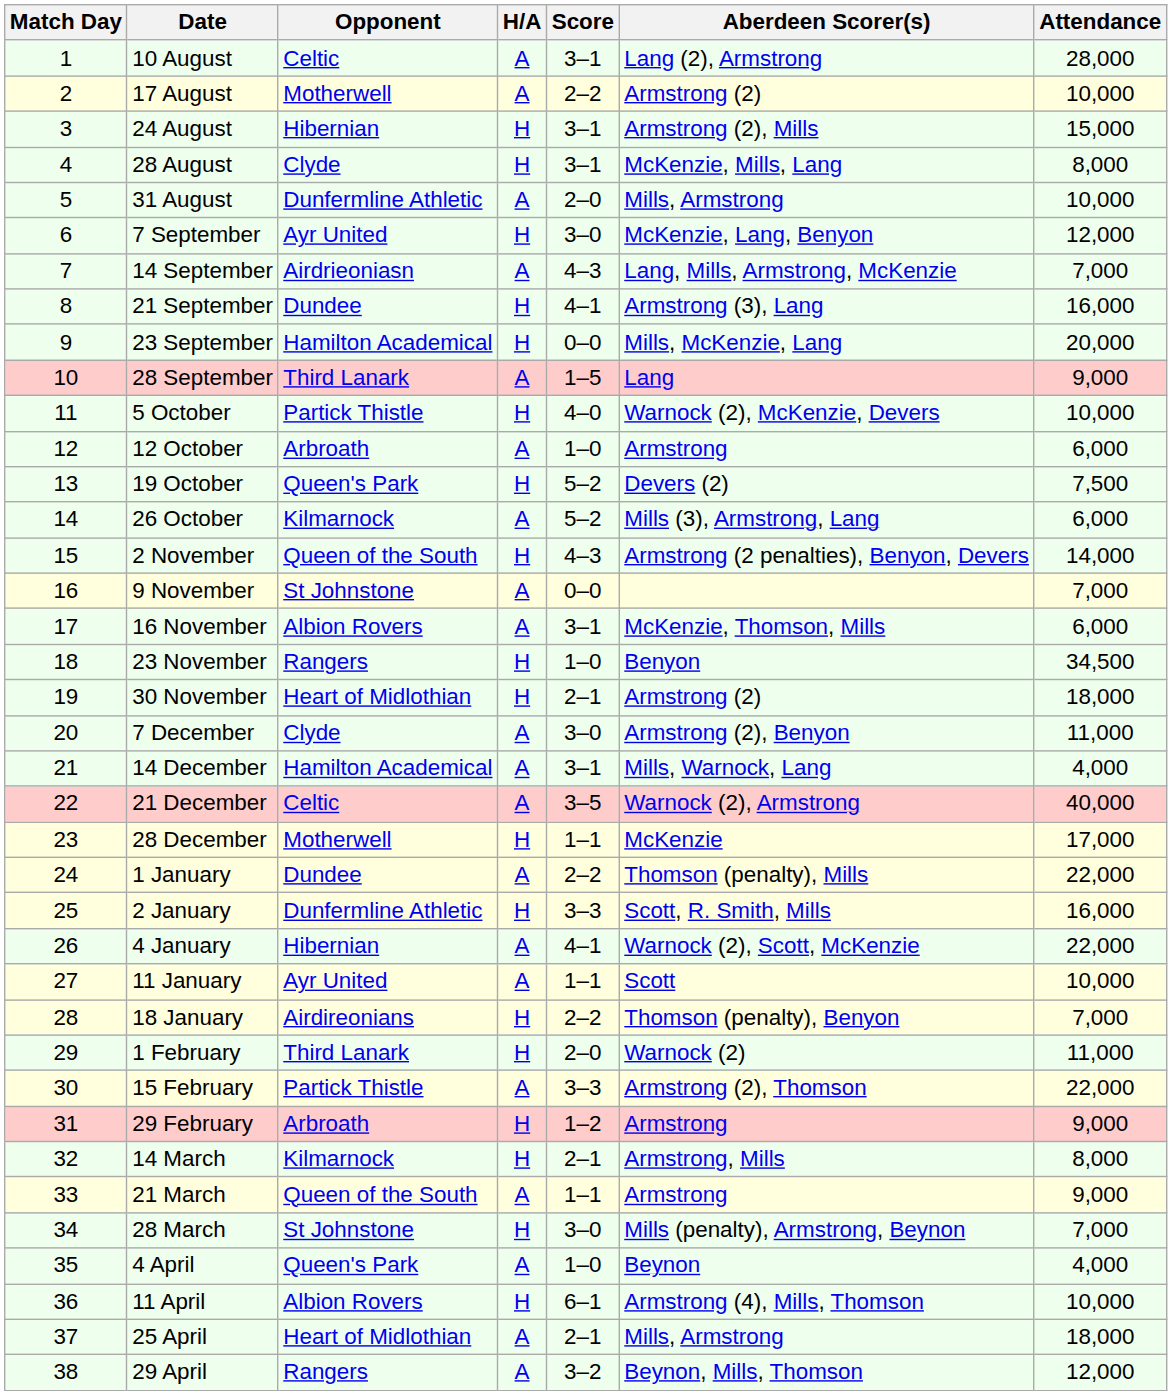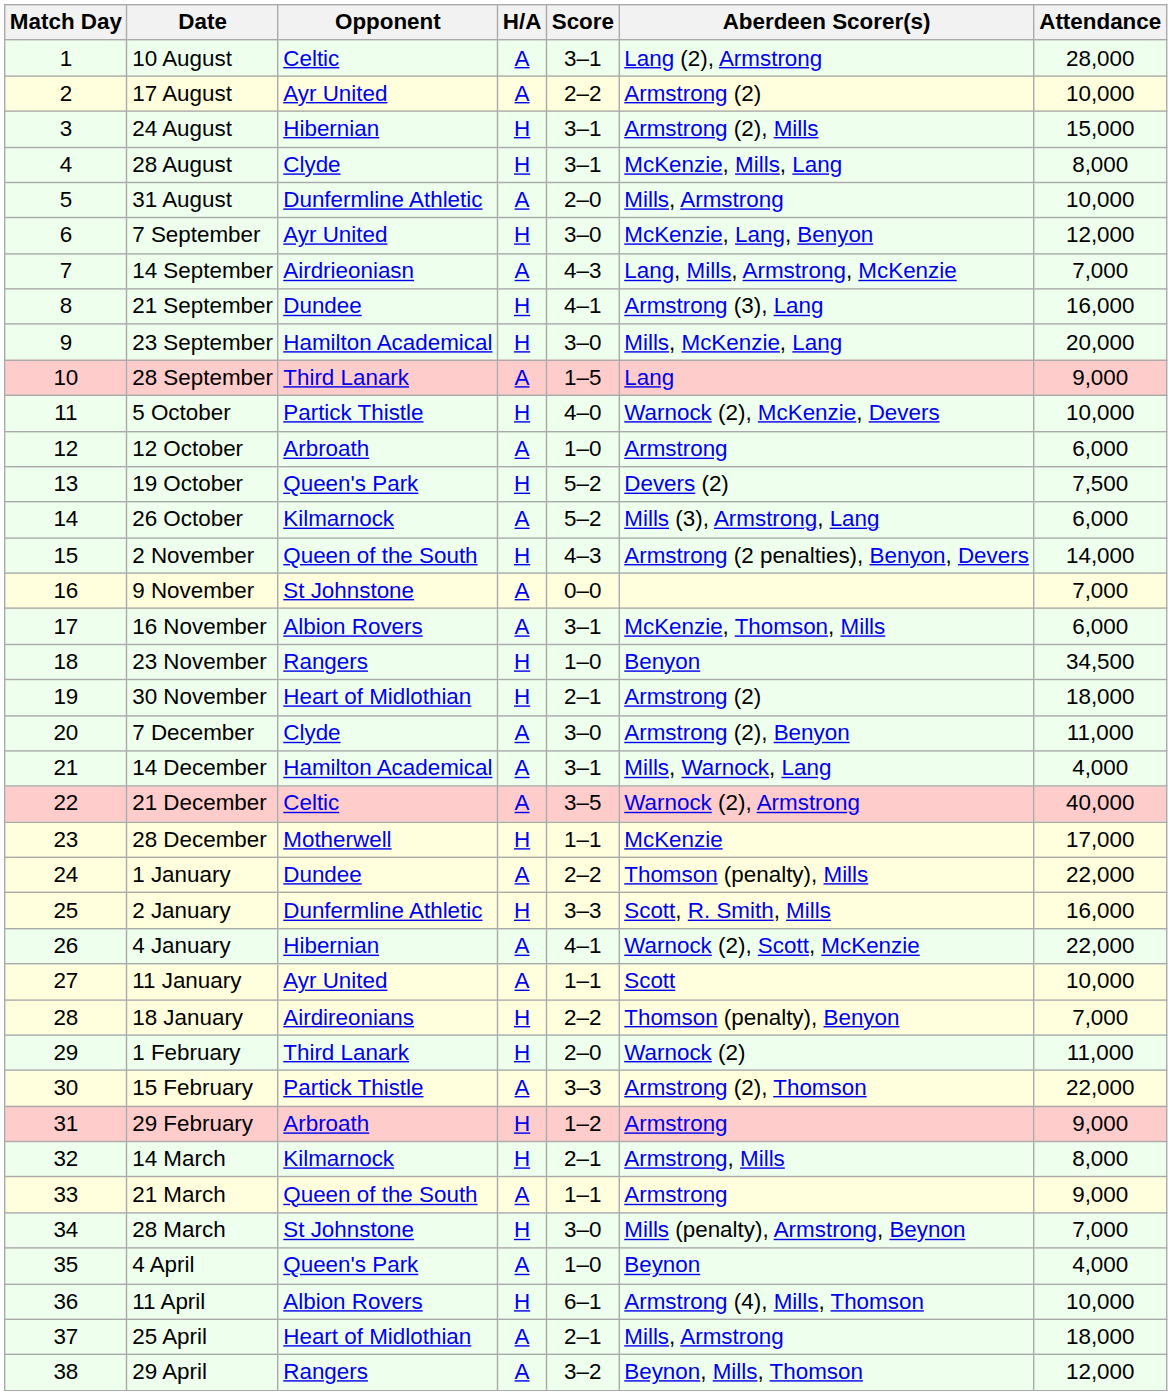(337, 93) Motherwell -> (335, 93) Ayr United
(583, 341) 0–0 -> (583, 341) 3–0
